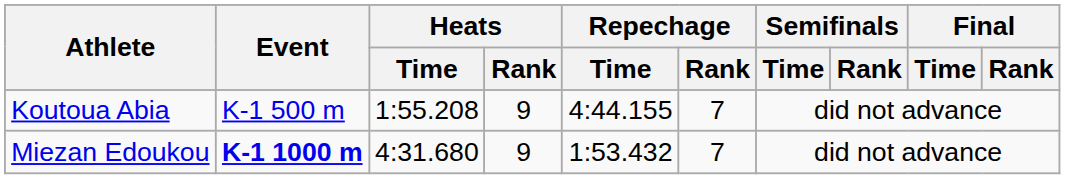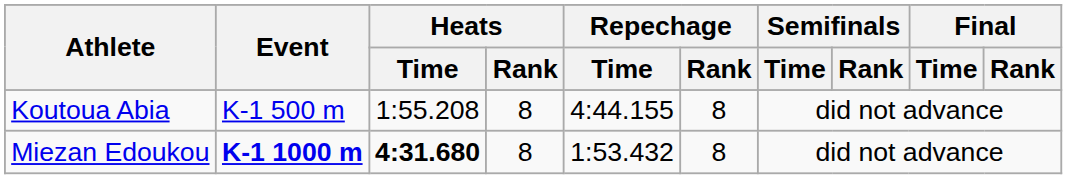(524, 111) 9 -> (525, 111) 8
(718, 111) 7 -> (719, 111) 8
(427, 153) normal -> (428, 153) bold
(524, 153) 9 -> (525, 153) 8
(718, 153) 7 -> (719, 153) 8
